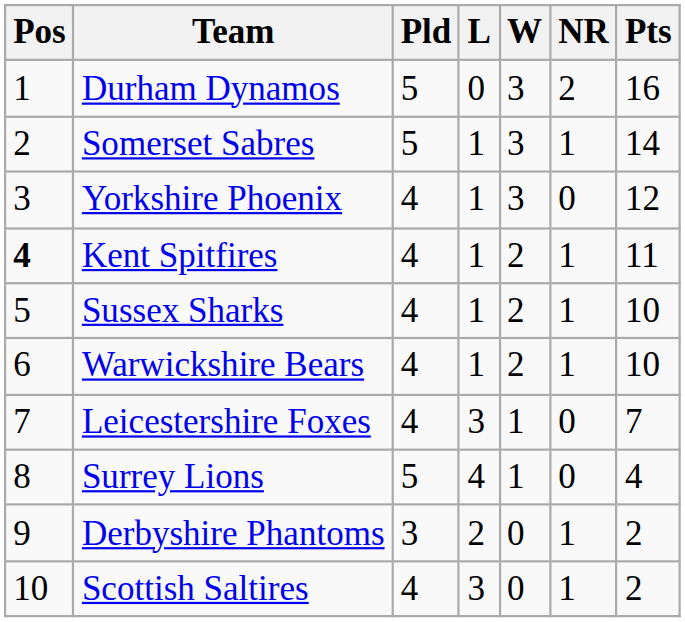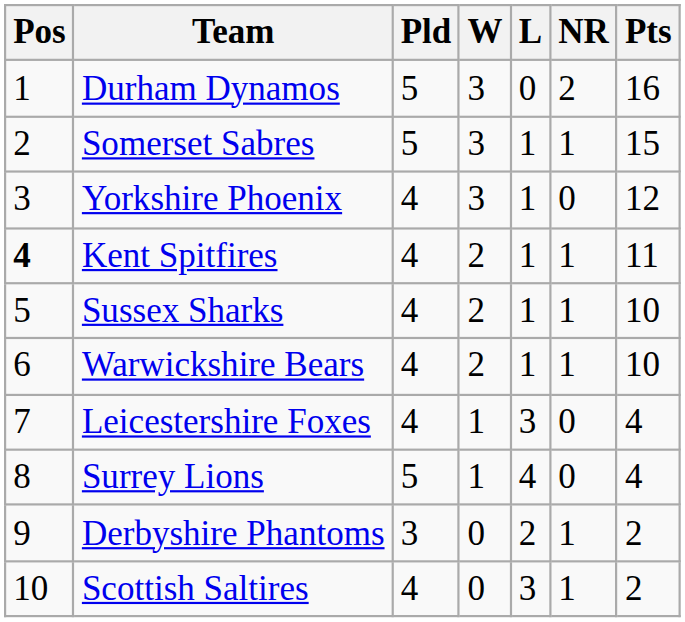columns swapped: (525, 32) <-> (479, 32)
(642, 143) 14 -> (642, 143) 15
(634, 421) 7 -> (634, 421) 4
